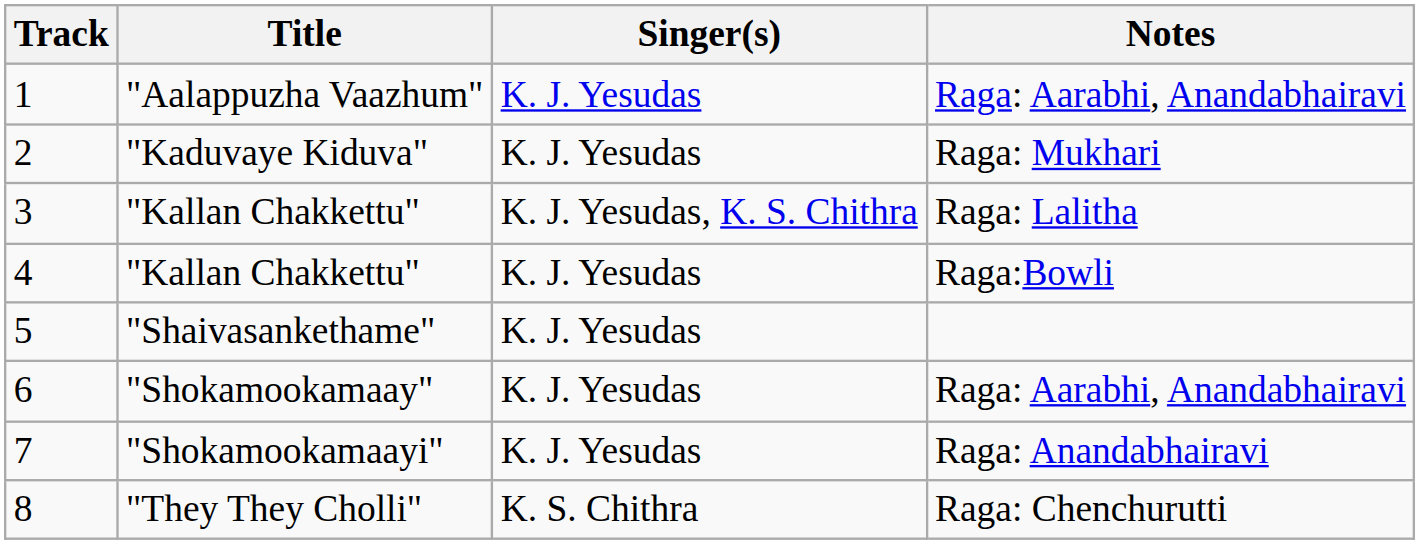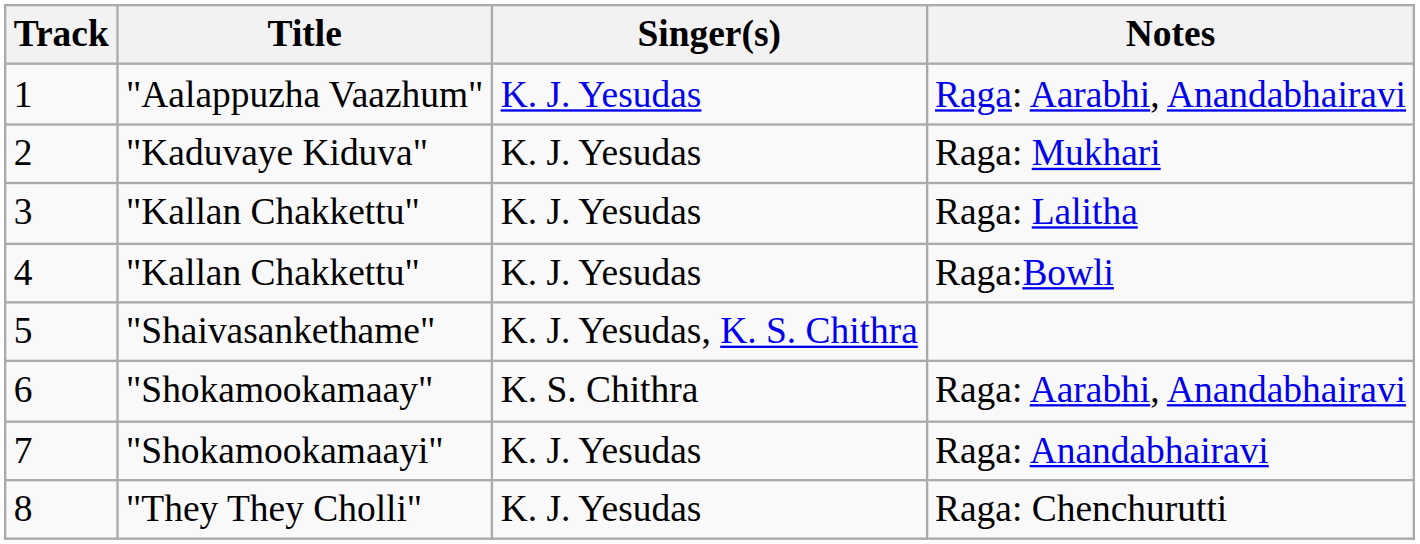(709, 212) K. J. Yesudas, K. S. Chithra -> (601, 212) K. J. Yesudas
(601, 331) K. J. Yesudas -> (709, 331) K. J. Yesudas, K. S. Chithra
(601, 390) K. J. Yesudas -> (599, 390) K. S. Chithra
(599, 509) K. S. Chithra -> (601, 509) K. J. Yesudas
